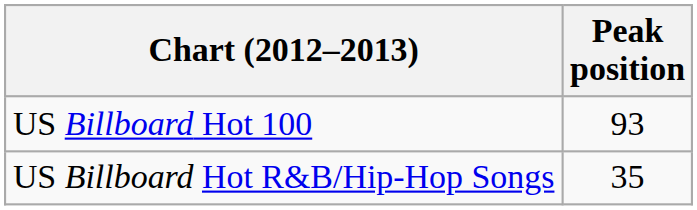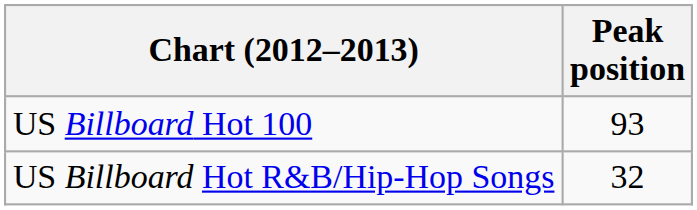(628, 177) 35 -> (628, 177) 32
